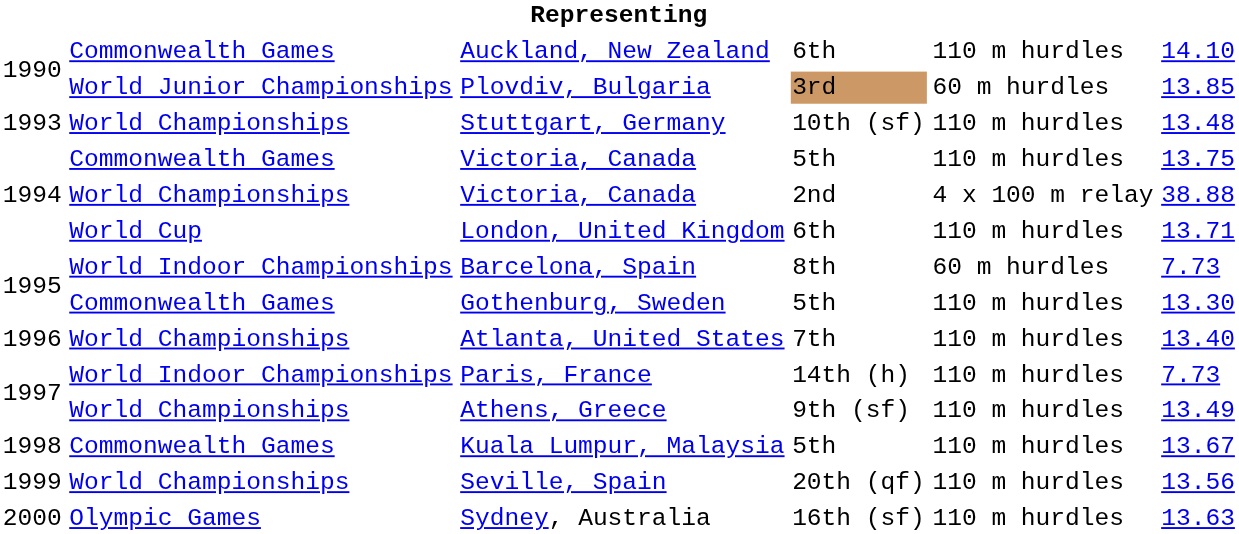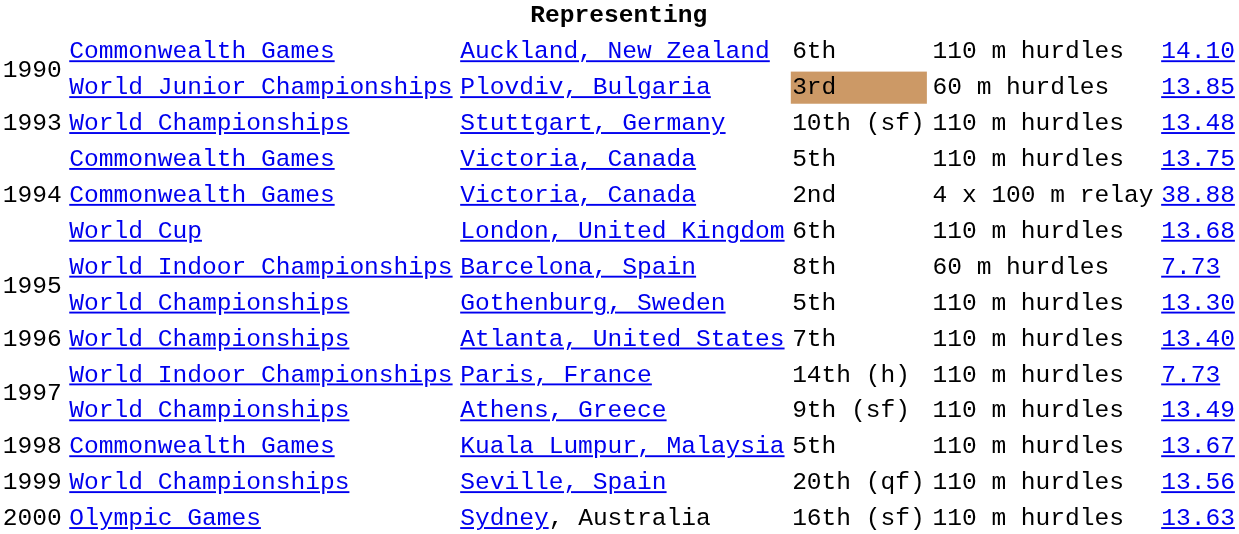(209, 195) World Championships -> (202, 195) Commonwealth Games
(1198, 231) 13.71 -> (1198, 231) 13.68
(202, 303) Commonwealth Games -> (209, 303) World Championships
